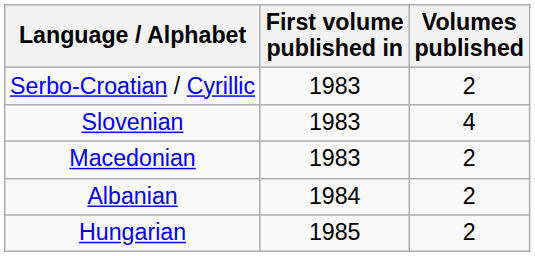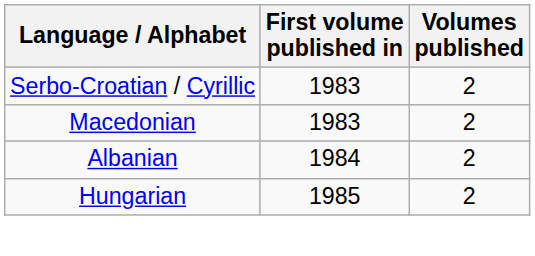- row: (133, 122)
